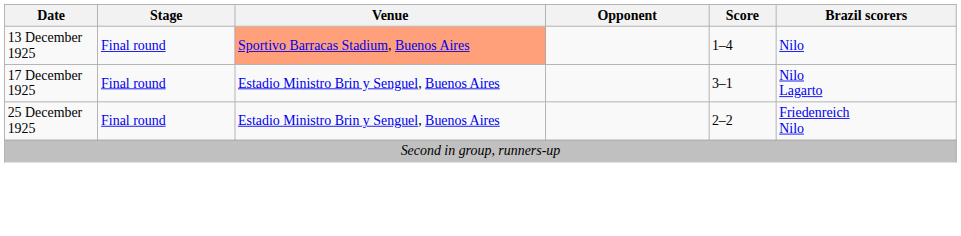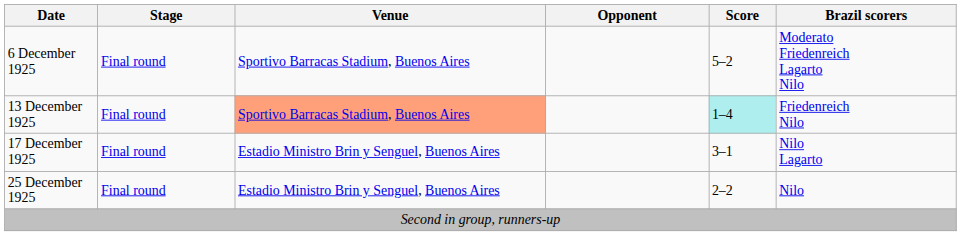+ row: (41, 61)
(722, 45) no background -> (722, 114) paleturquoise background
(792, 45) Nilo -> (814, 114) Friedenreich Nilo
(814, 120) Friedenreich Nilo -> (792, 189) Nilo
